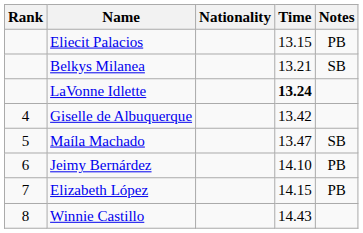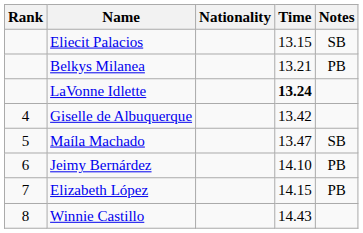(337, 41) PB -> (337, 41) SB
(337, 66) SB -> (337, 66) PB
